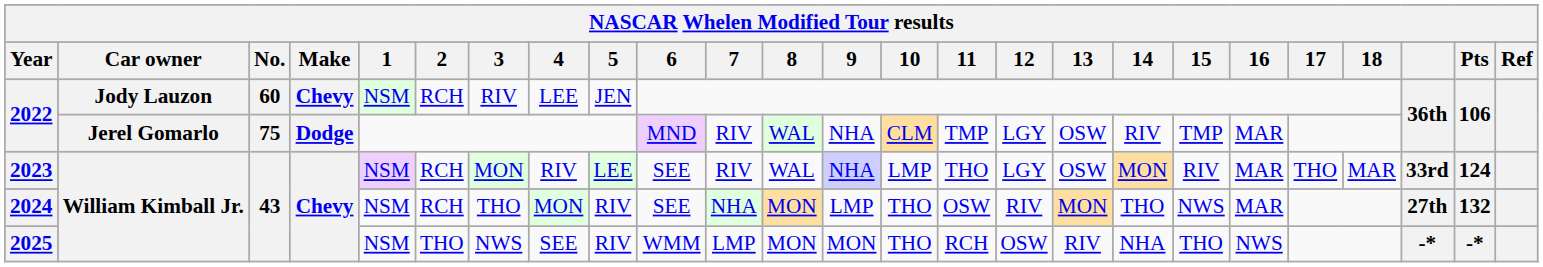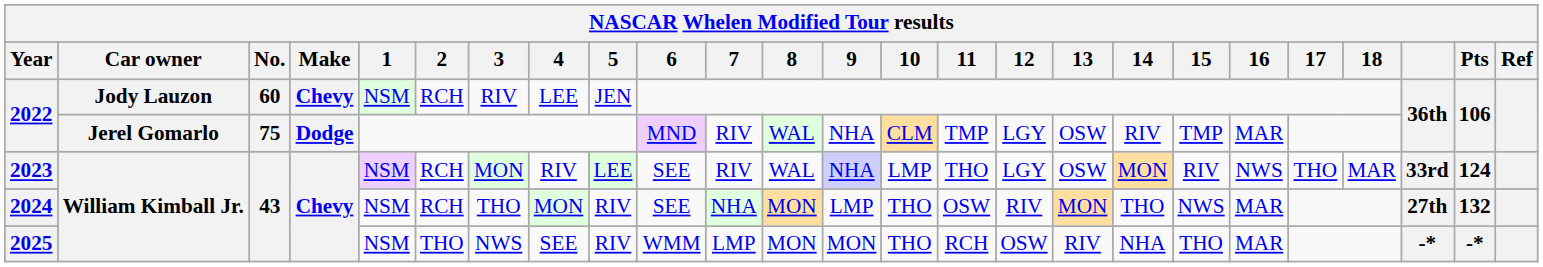(1259, 170) MAR -> (1259, 170) NWS
(1259, 243) NWS -> (1259, 243) MAR
